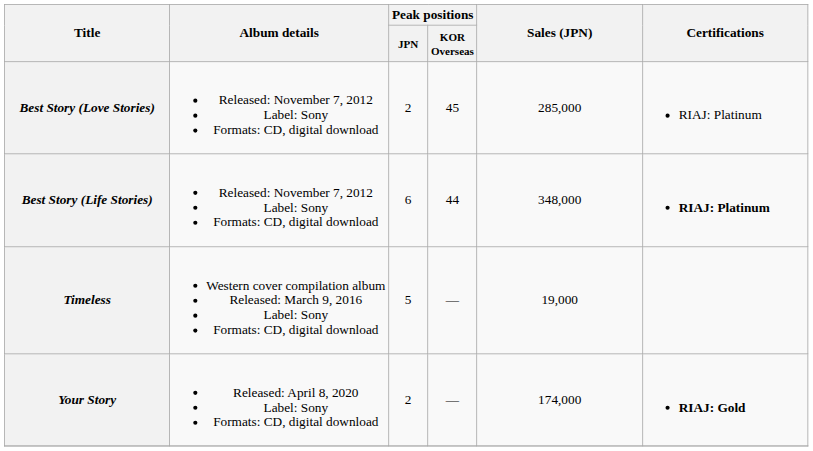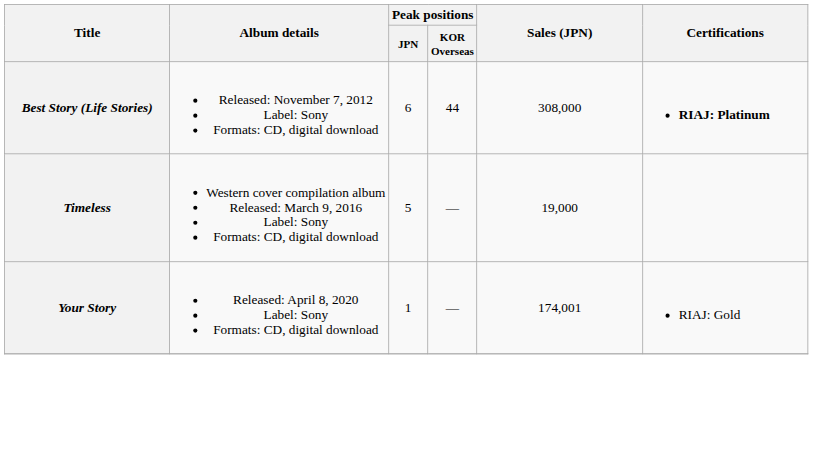- row: (87, 107)
(560, 200) 348,000 -> (560, 107) 308,000
(408, 400) 2 -> (408, 307) 1
(560, 400) 174,000 -> (560, 307) 174,001
(725, 407) bold -> (725, 315) normal
